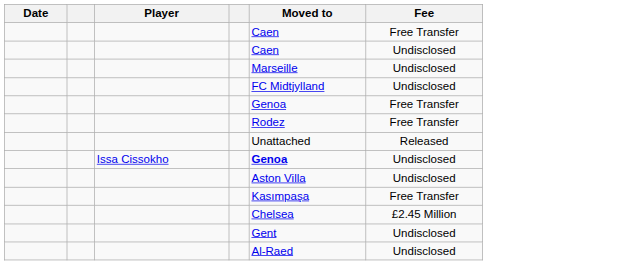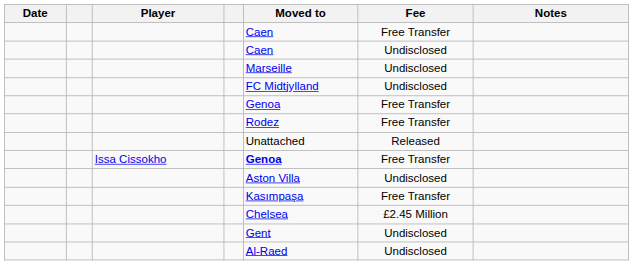+ column: (551, 13)
(424, 159) Undisclosed -> (416, 159) Free Transfer
